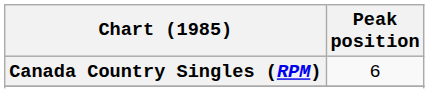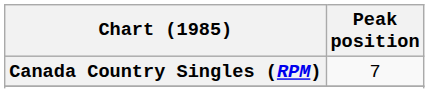(375, 72) 6 -> (375, 72) 7
